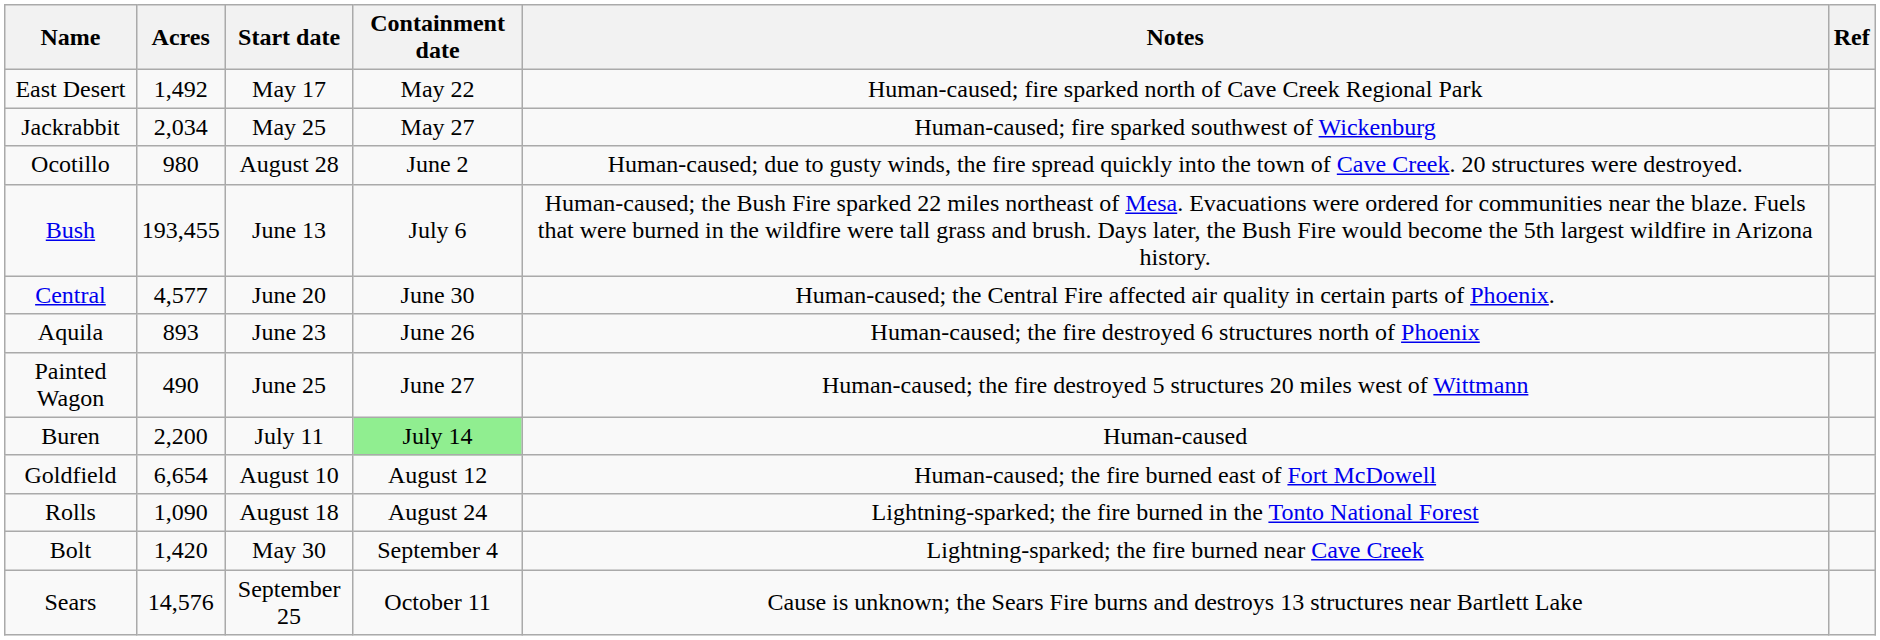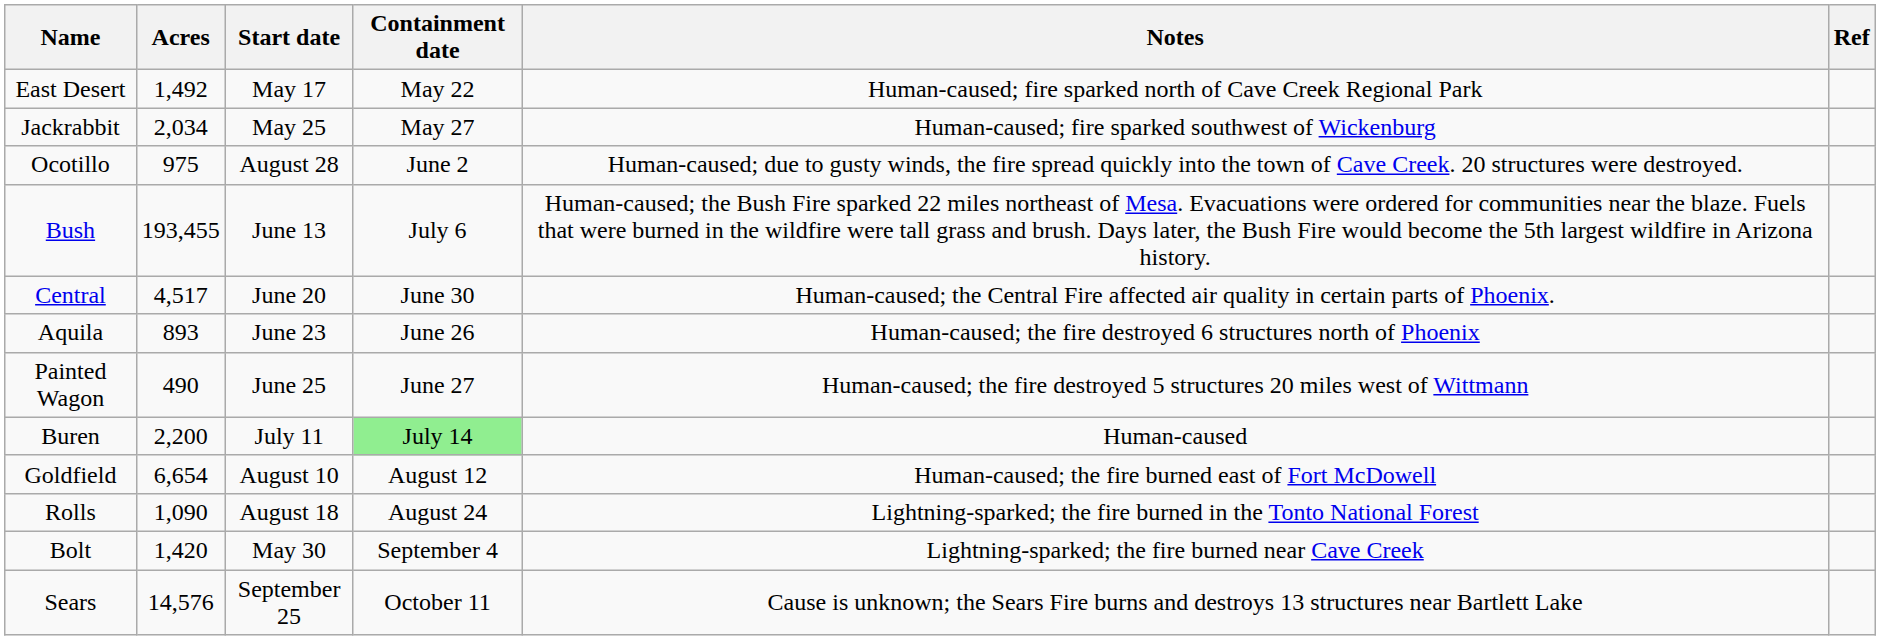(181, 164) 980 -> (181, 164) 975
(181, 294) 4,577 -> (181, 294) 4,517
